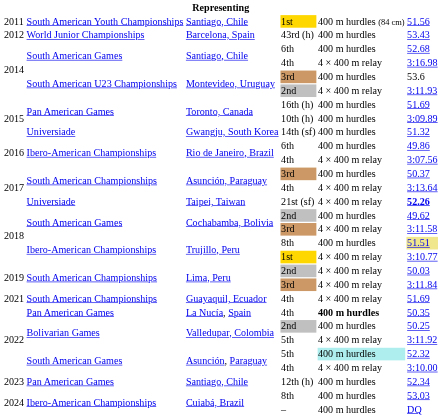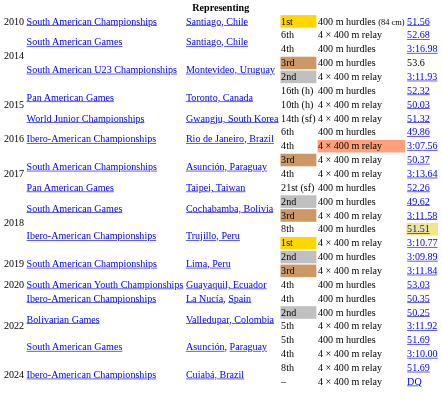(14, 21) 2011 -> (14, 21) 2010
(105, 21) South American Youth Championships -> (92, 21) South American Championships
- row: (220, 35)
(347, 49) 400 m hurdles -> (350, 35) 4 × 400 m relay
(350, 63) 4 × 400 m relay -> (347, 49) 400 m hurdles
(418, 104) 51.69 -> (418, 90) 52.32
(347, 118) 400 m hurdles -> (350, 104) 4 × 400 m relay
(422, 118) 3:09.89 -> (418, 104) 50.03
(51, 132) Universiade -> (86, 118) World Junior Championships
(347, 132) 400 m hurdles -> (350, 118) 4 × 400 m relay
(350, 160) no background -> (350, 146) lightsalmon background
(347, 174) 400 m hurdles -> (350, 160) 4 × 400 m relay
(51, 201) Universiade -> (70, 187) Pan American Games
(350, 201) 4 × 400 m relay -> (347, 187) 400 m hurdles
(418, 201) bold -> (418, 187) normal
(350, 271) 4 × 400 m relay -> (347, 257) 400 m hurdles
(418, 271) 50.03 -> (422, 257) 3:09.89
(14, 298) 2021 -> (14, 284) 2020
(92, 298) South American Championships -> (105, 284) South American Youth Championships
(350, 298) 4 × 400 m relay -> (347, 284) 400 m hurdles
(418, 298) 51.69 -> (418, 284) 53.03
(70, 312) Pan American Games -> (91, 298) Ibero-American Championships
(349, 312) bold -> (347, 298) normal
(347, 354) paleturquoise background -> (347, 340) no background
(418, 354) 52.32 -> (418, 340) 51.69
- row: (217, 381)
(347, 395) 400 m hurdles -> (350, 368) 4 × 400 m relay
(418, 395) 53.03 -> (418, 368) 51.69
(347, 409) 400 m hurdles -> (350, 381) 4 × 400 m relay
